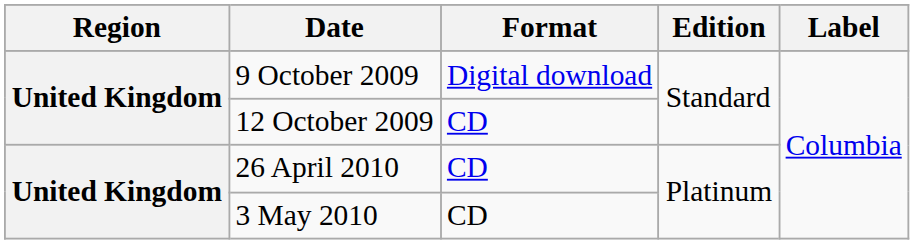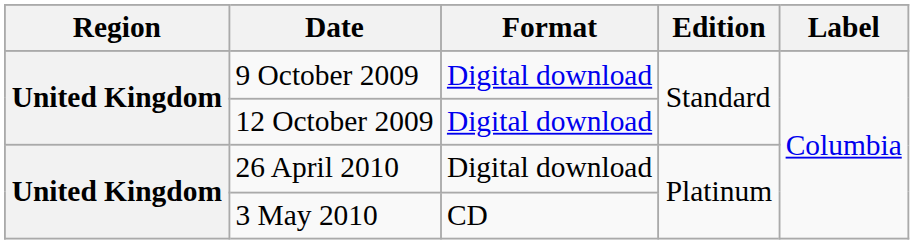(467, 121) CD -> (550, 121) Digital download
(467, 167) CD -> (550, 167) Digital download
